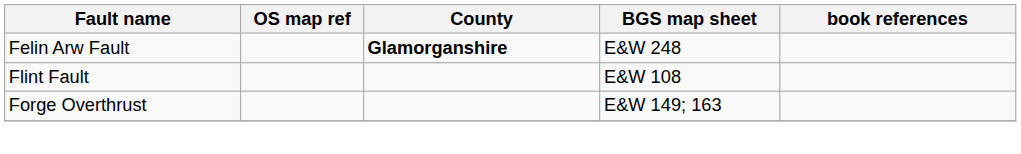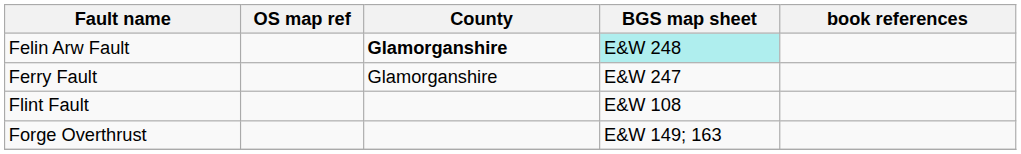(643, 47) no background -> (643, 47) paleturquoise background
+ row: (53, 76)
